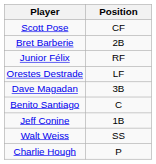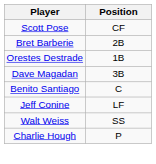- row: (45, 58)
(118, 74) LF -> (118, 58) 1B
(118, 120) 1B -> (118, 105) LF
